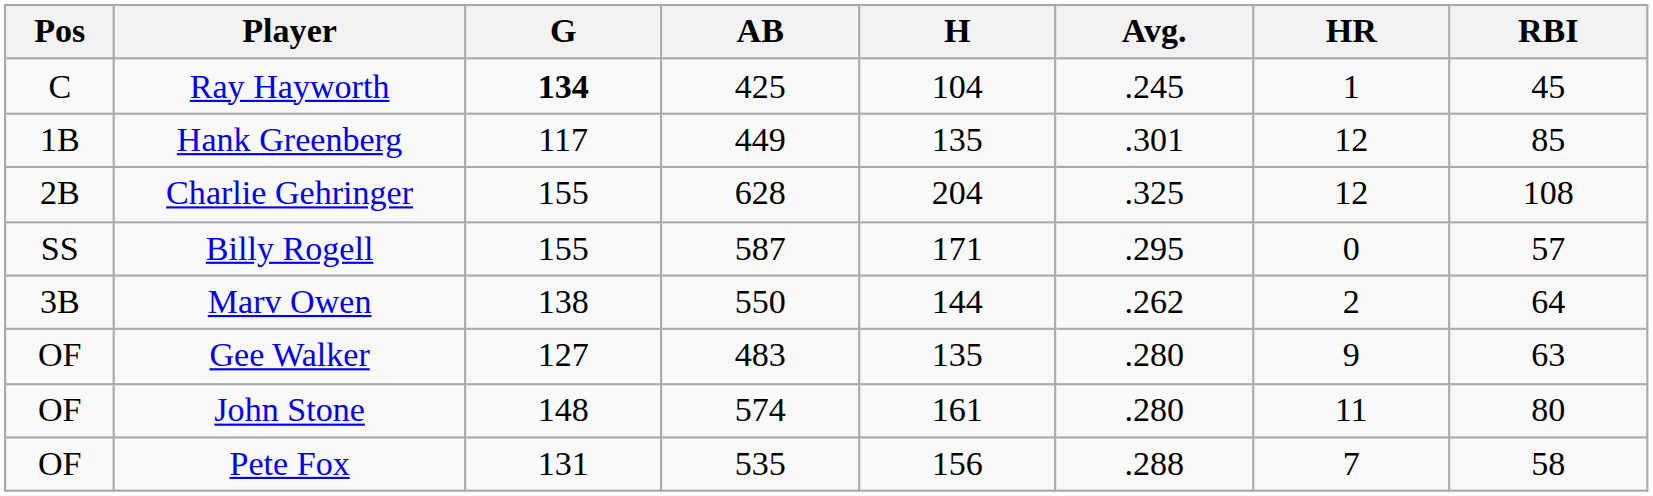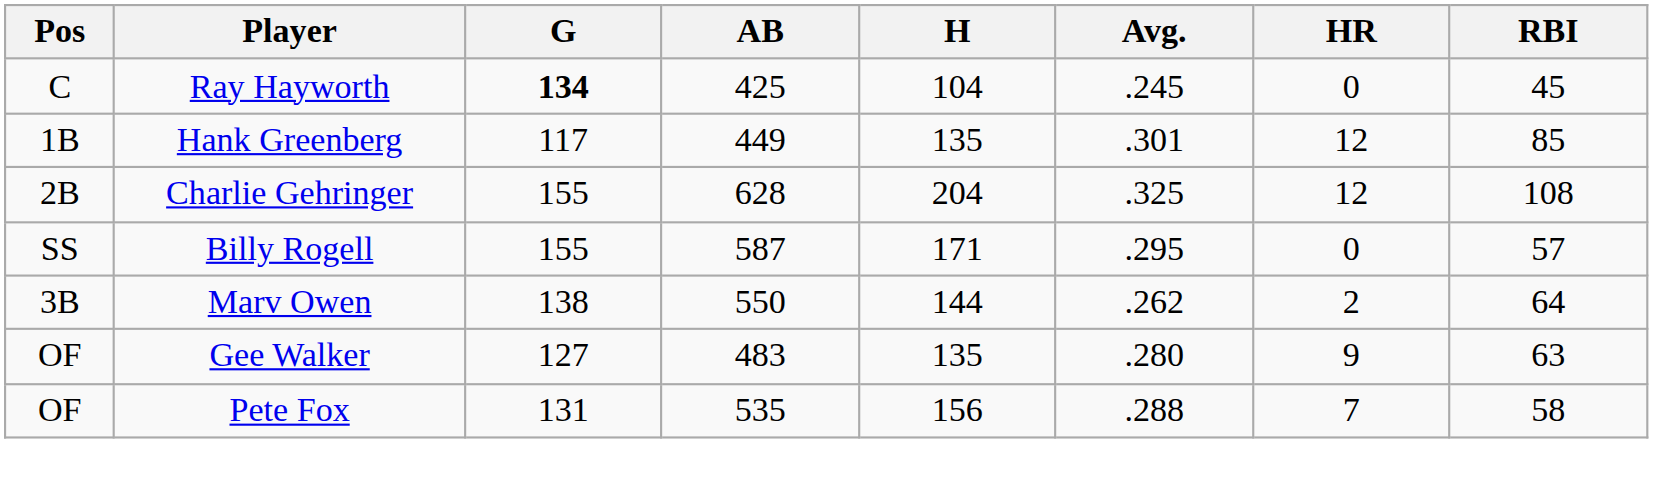(1351, 85) 1 -> (1351, 85) 0
- row: (290, 409)
